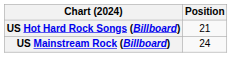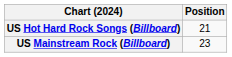(205, 44) 24 -> (205, 44) 23
